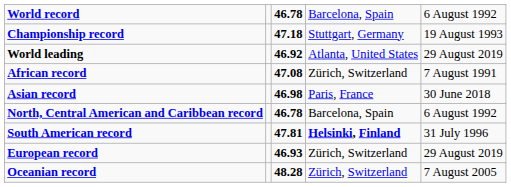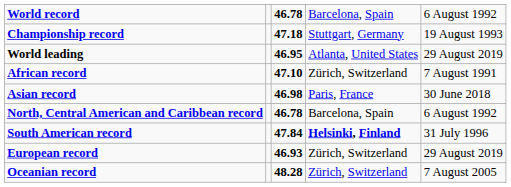(288, 53) 46.92 -> (288, 53) 46.95
(288, 73) 47.08 -> (288, 73) 47.10
(288, 133) 47.81 -> (288, 133) 47.84
